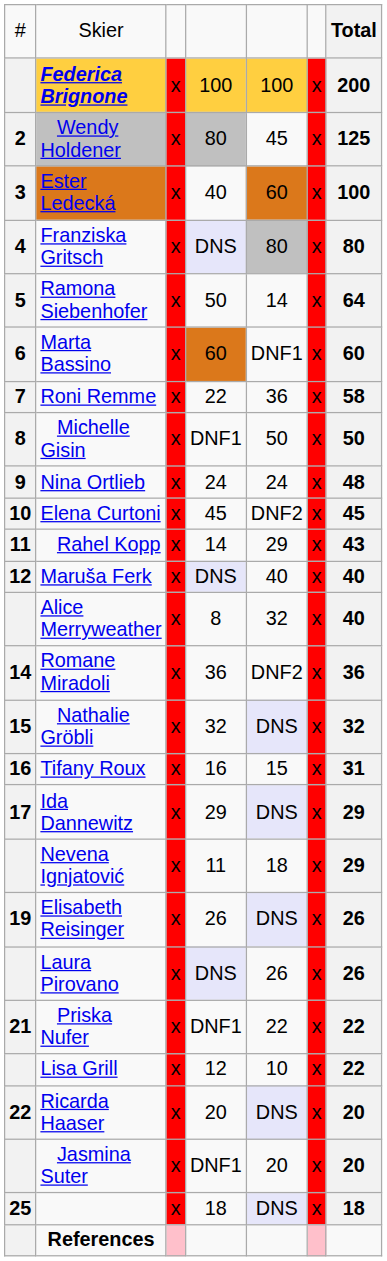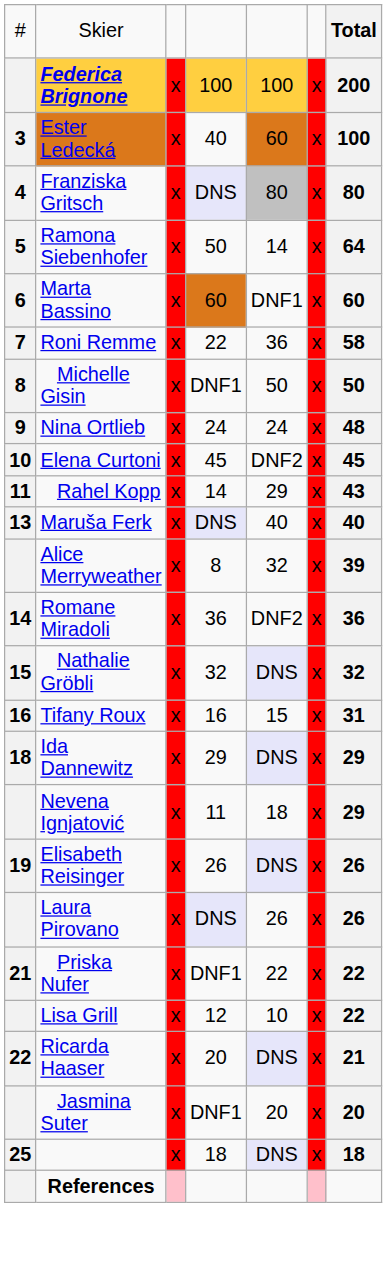- row: (81, 138)
(20, 576) 12 -> (20, 522) 13
(354, 618) 40 -> (354, 565) 39
(20, 811) 17 -> (20, 758) 18
(354, 1112) 20 -> (354, 1058) 21
